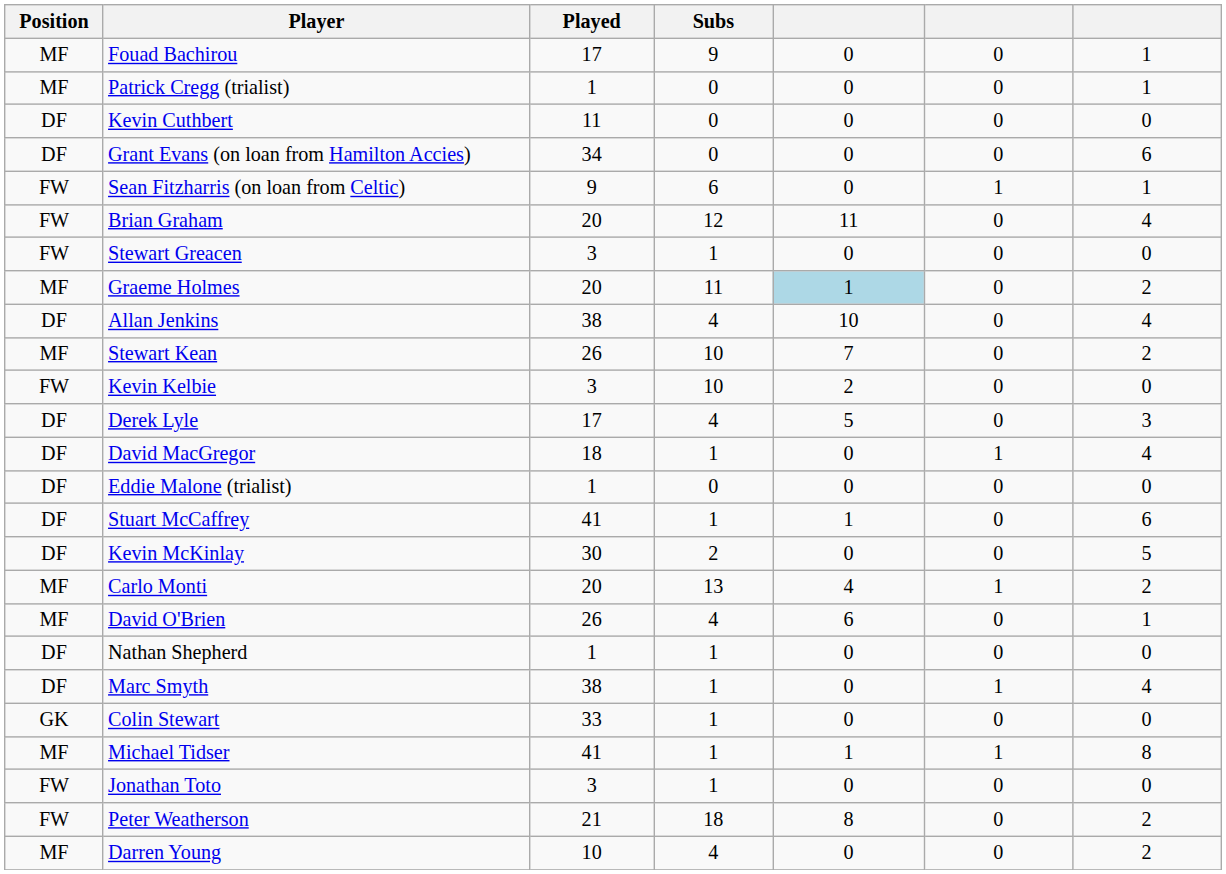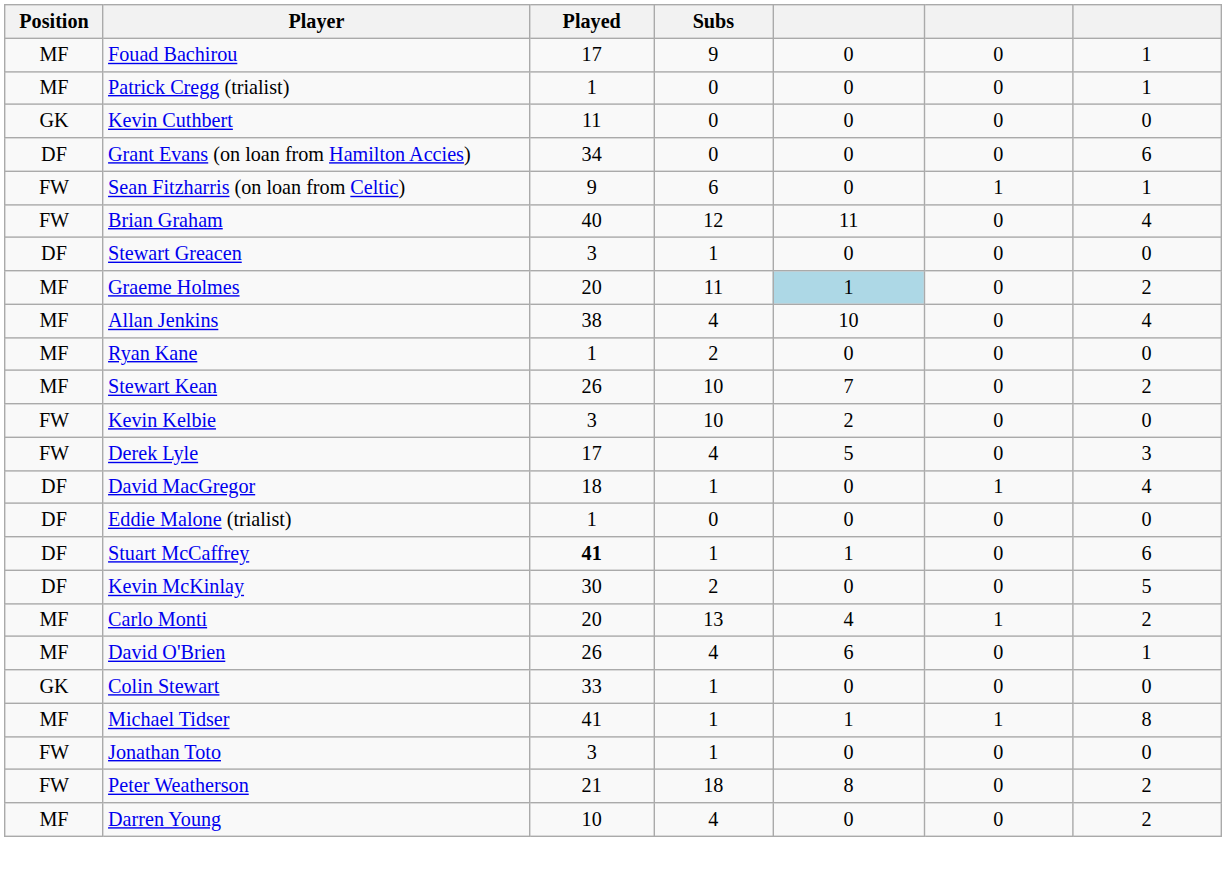(54, 121) DF -> (54, 121) GK
(592, 221) 20 -> (592, 221) 40
(54, 254) FW -> (54, 254) DF
(54, 320) DF -> (54, 320) MF
+ row: (153, 354)
(54, 420) DF -> (54, 453) FW
(592, 520) normal -> (592, 553) bold
- row: (178, 653)
- row: (158, 686)
